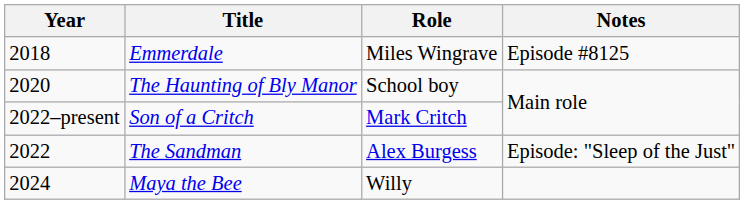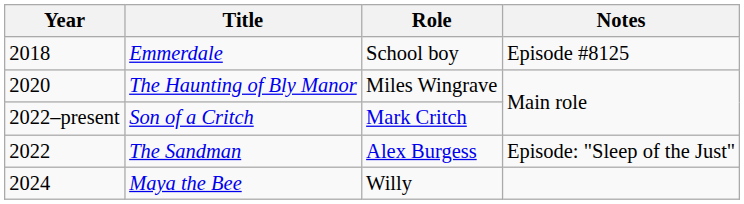(432, 53) Miles Wingrave -> (412, 53) School boy
(412, 85) School boy -> (432, 85) Miles Wingrave
